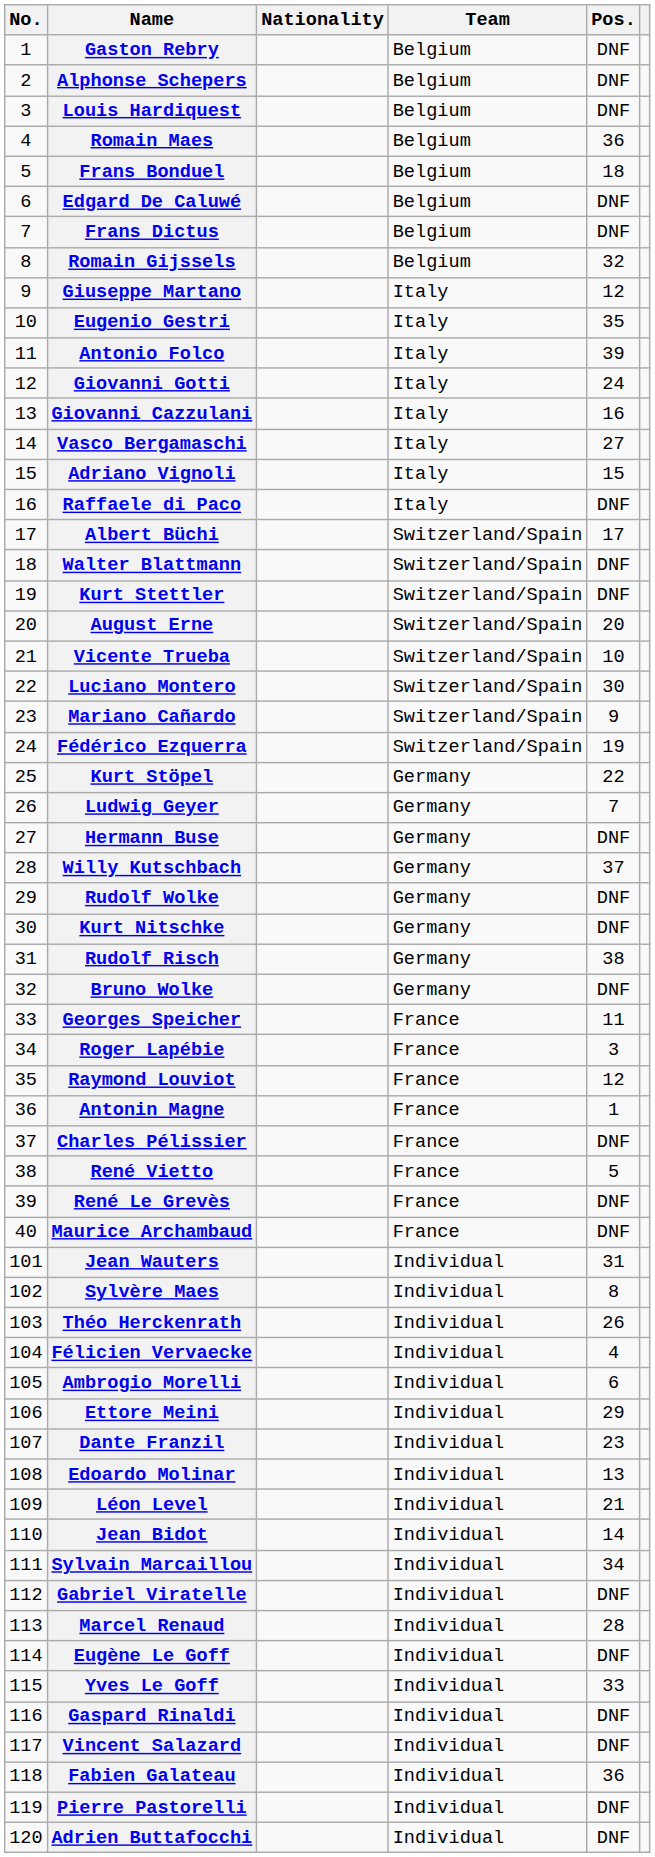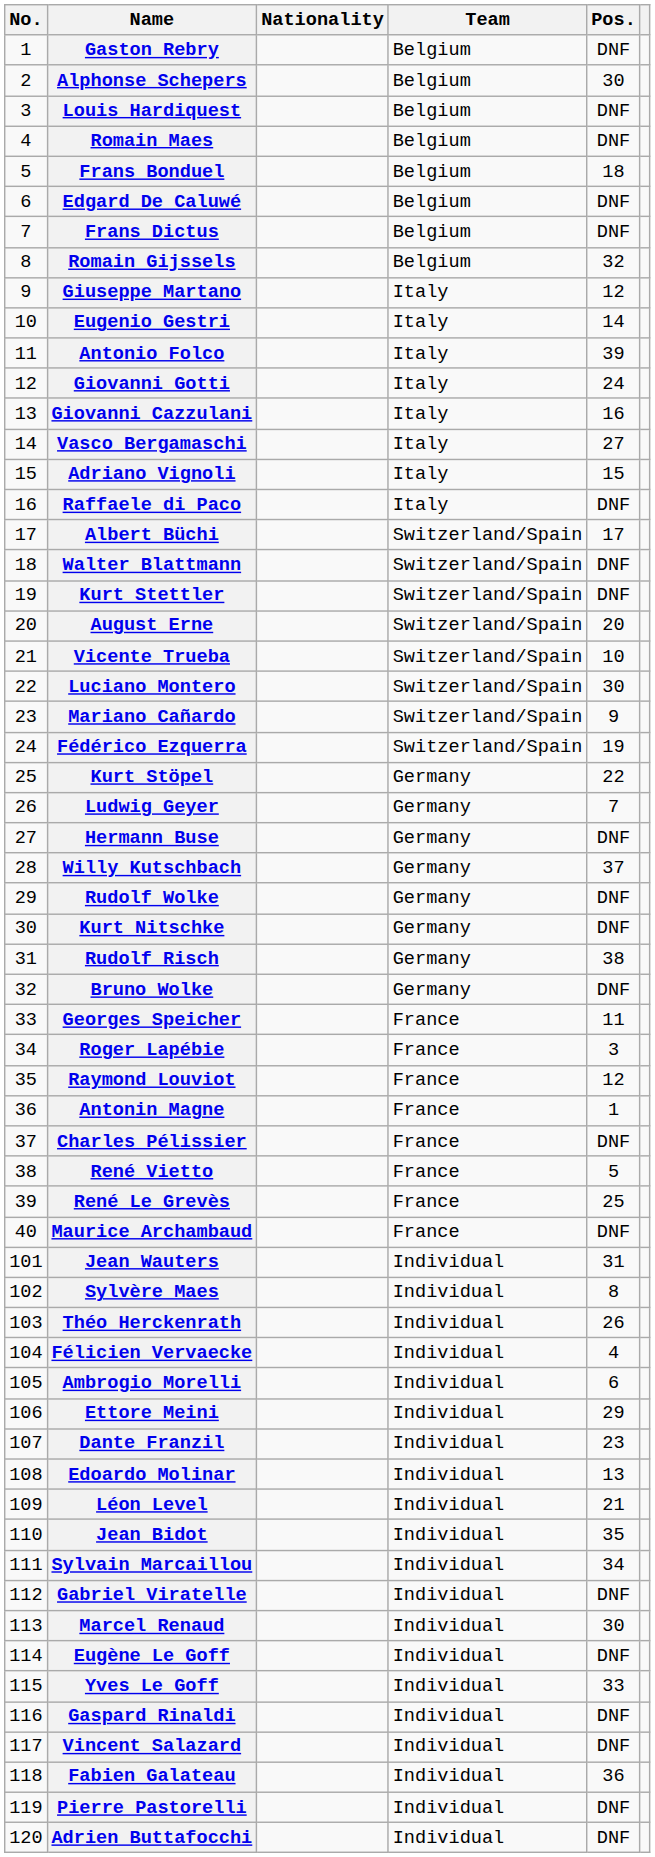(614, 80) DNF -> (614, 80) 30
(614, 141) 36 -> (614, 141) DNF
(614, 323) 35 -> (614, 323) 14
(614, 1201) DNF -> (614, 1201) 25
(614, 1535) 14 -> (614, 1535) 35
(614, 1626) 28 -> (614, 1626) 30
